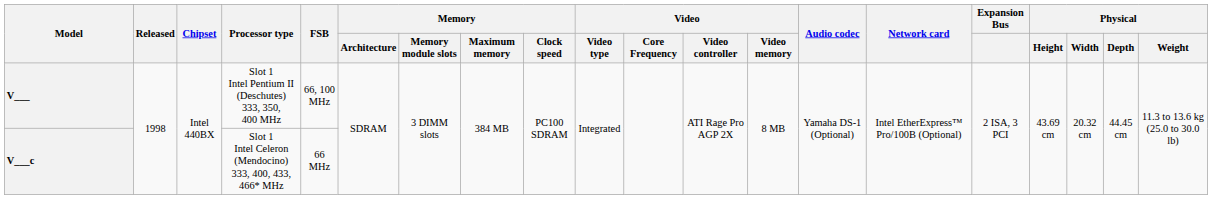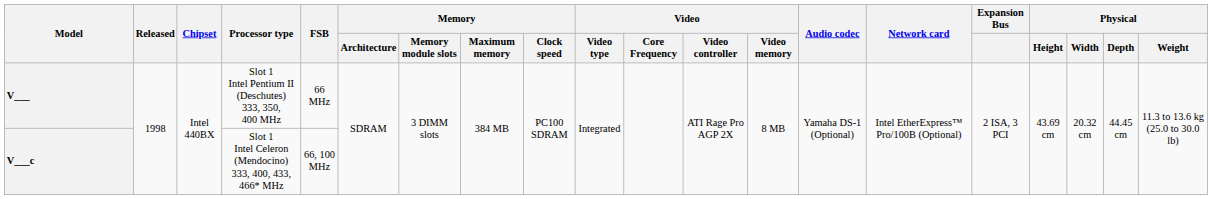(319, 95) 66, 100 MHz -> (319, 95) 66 MHz
(319, 161) 66 MHz -> (319, 161) 66, 100 MHz
